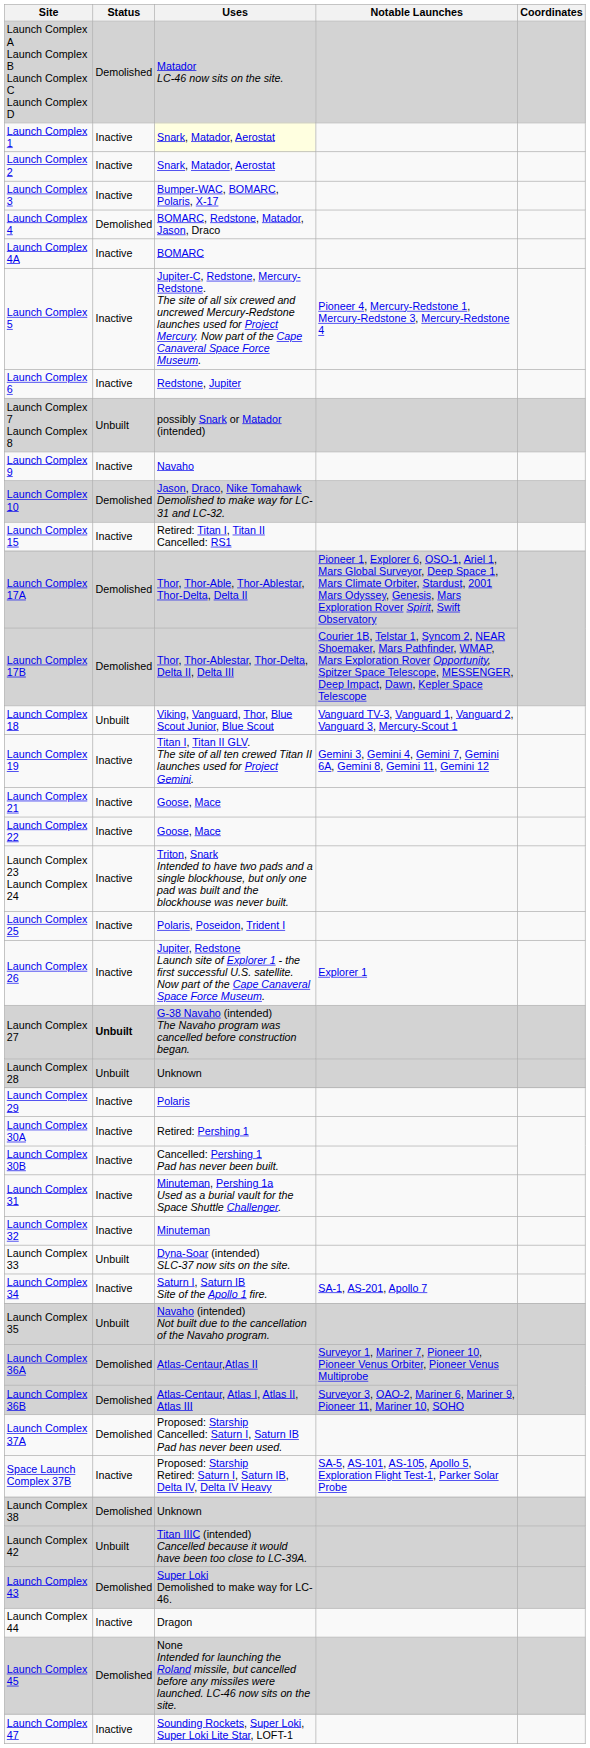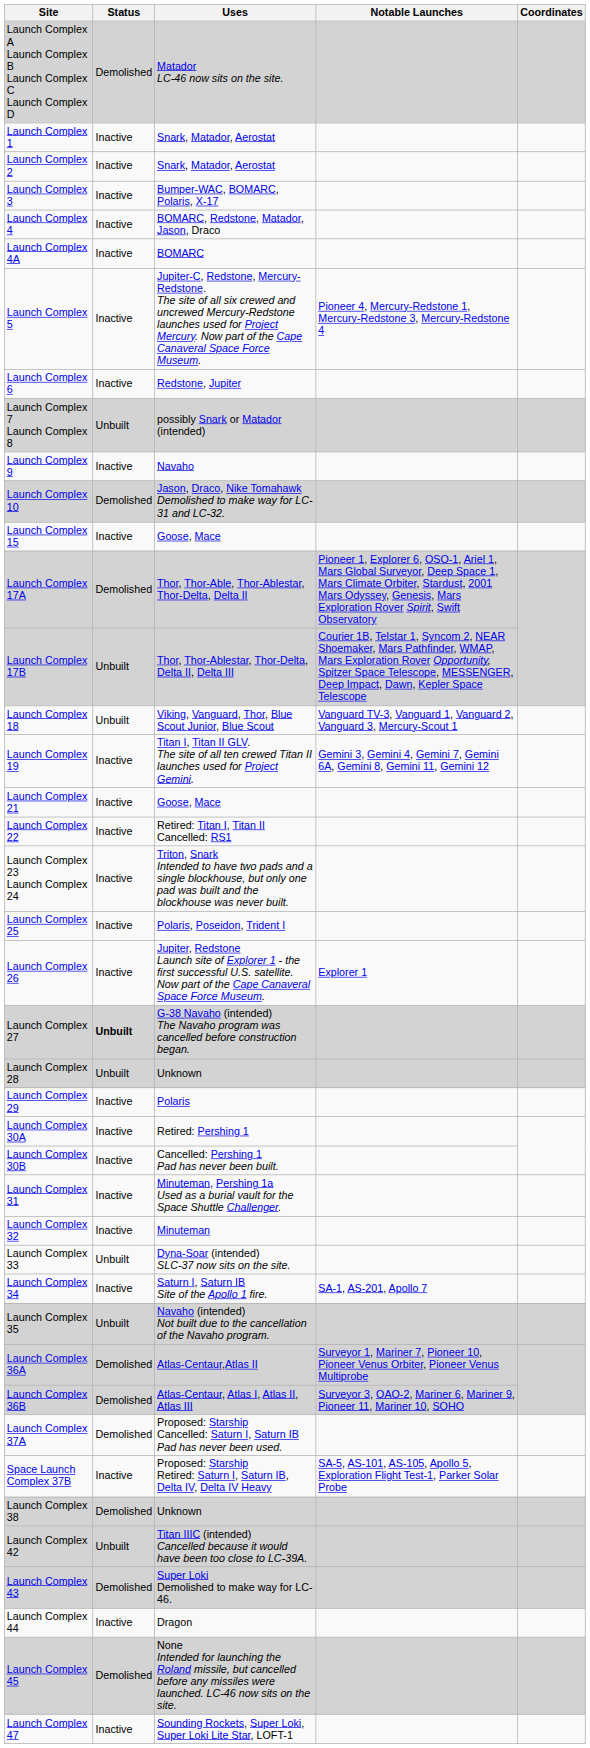(216, 137) lightyellow background -> (216, 137) no background
(124, 224) Demolished -> (114, 224) Inactive
(211, 536) Retired: Titan I, Titan II Cancelled: RS1 -> (189, 536) Goose, Mace
(124, 667) Demolished -> (112, 667) Unbuilt
(189, 831) Goose, Mace -> (211, 831) Retired: Titan I, Titan II Cancelled: RS1
